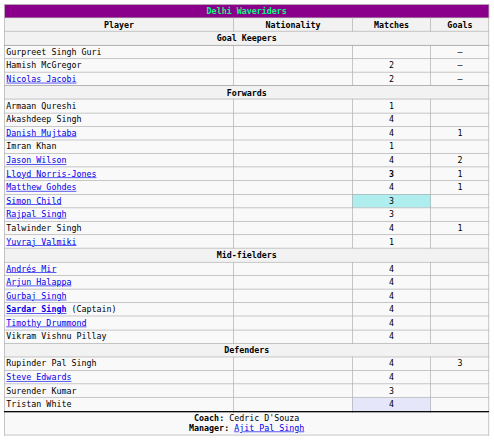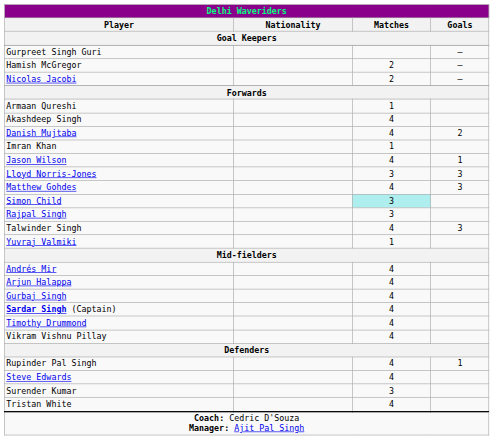(460, 133) 1 -> (460, 133) 2
(460, 160) 2 -> (460, 160) 1
(392, 174) bold -> (392, 174) normal
(460, 174) 1 -> (460, 174) 3
(460, 187) 1 -> (460, 187) 3
(460, 228) 1 -> (460, 228) 3
(460, 364) 3 -> (460, 364) 1
(392, 404) lavender background -> (392, 404) no background
